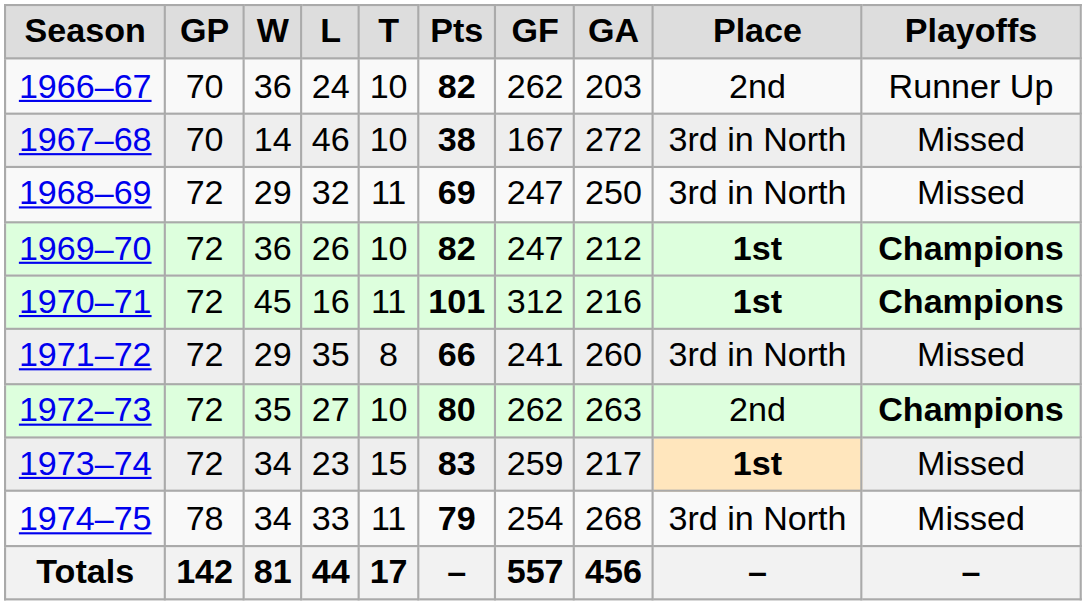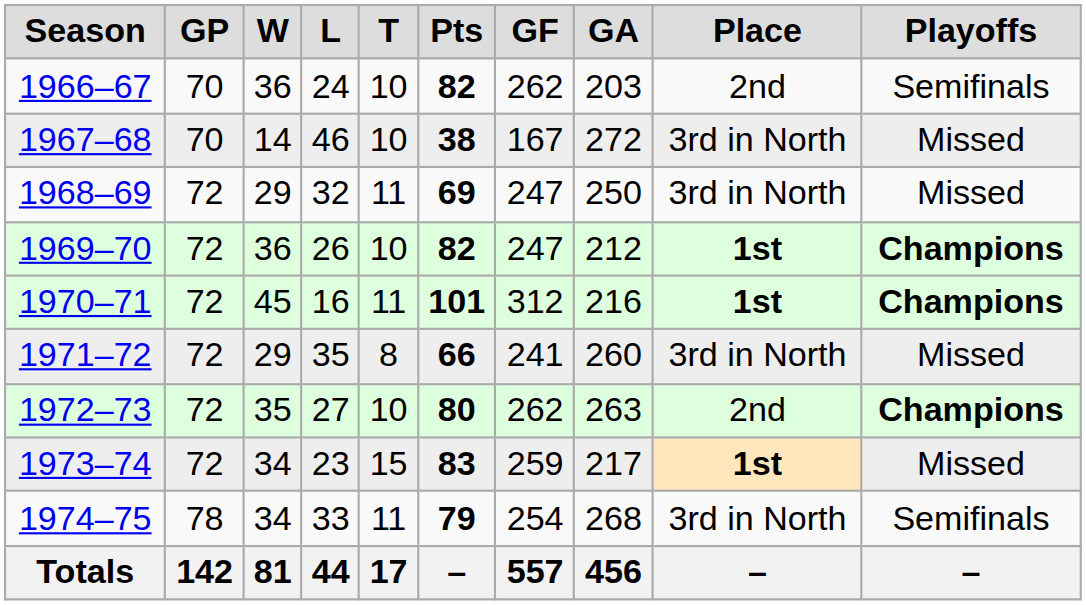(971, 85) Runner Up -> (971, 85) Semifinals
(971, 517) Missed -> (971, 517) Semifinals
